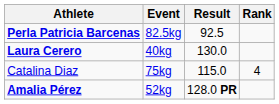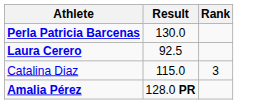- column: (164, 14)
(212, 33) 92.5 -> (171, 33) 130.0
(212, 52) 130.0 -> (171, 52) 92.5
(257, 71) 4 -> (216, 71) 3
